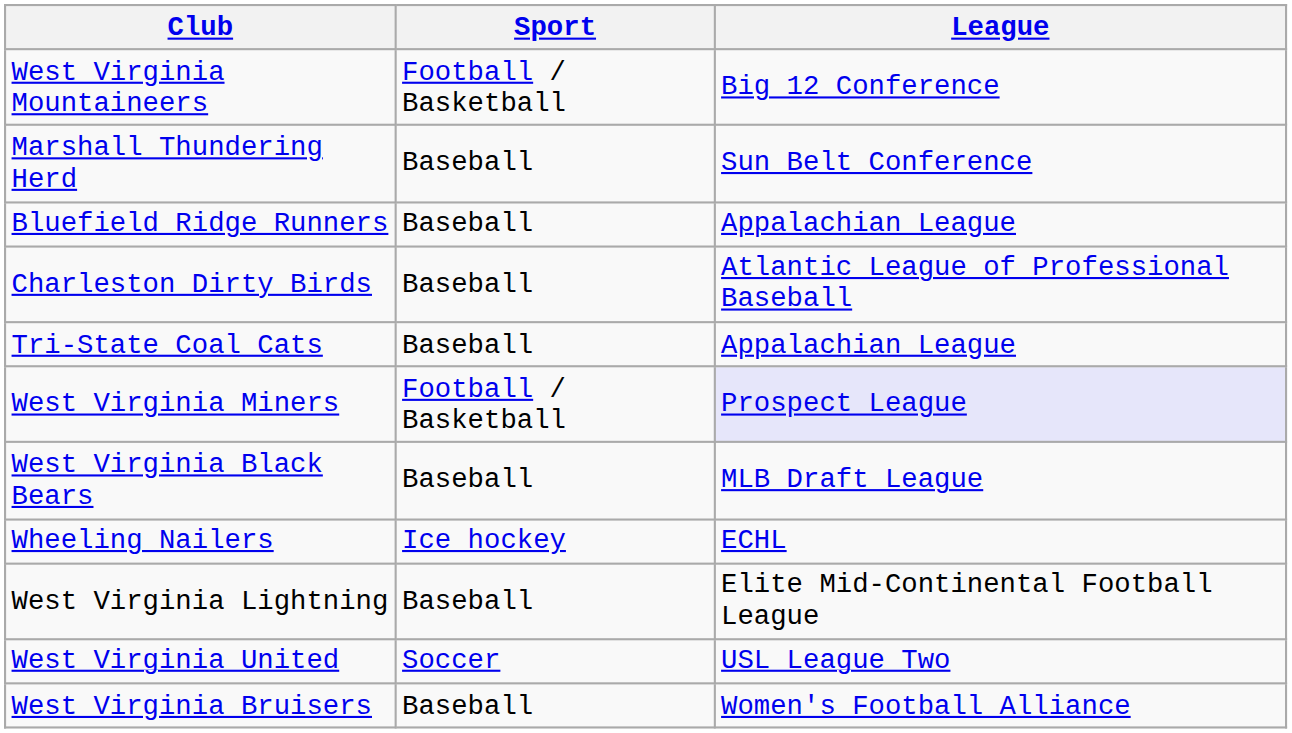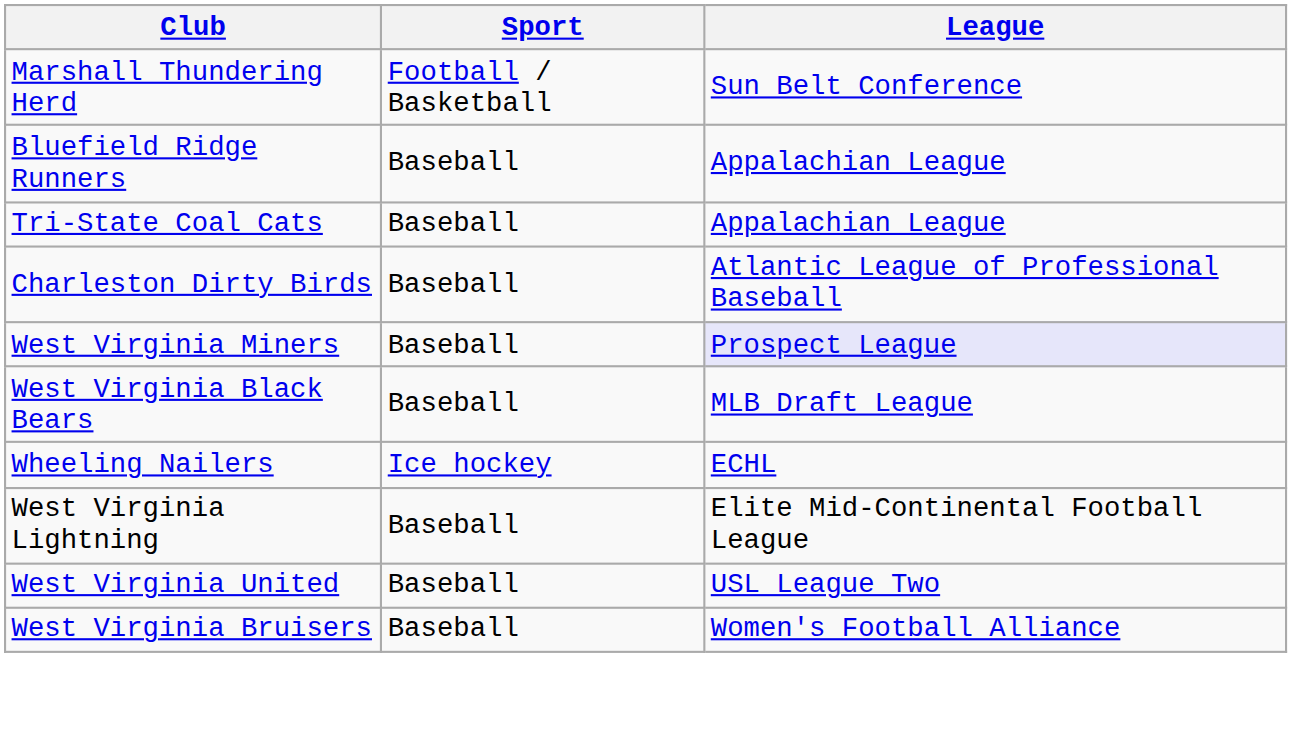- row: (118, 88)
(468, 164) Baseball -> (470, 88) Football / Basketball
rows swapped: (192, 284) <-> (167, 344)
(484, 405) Football / Basketball -> (453, 344) Baseball
(451, 661) Soccer -> (453, 585) Baseball
